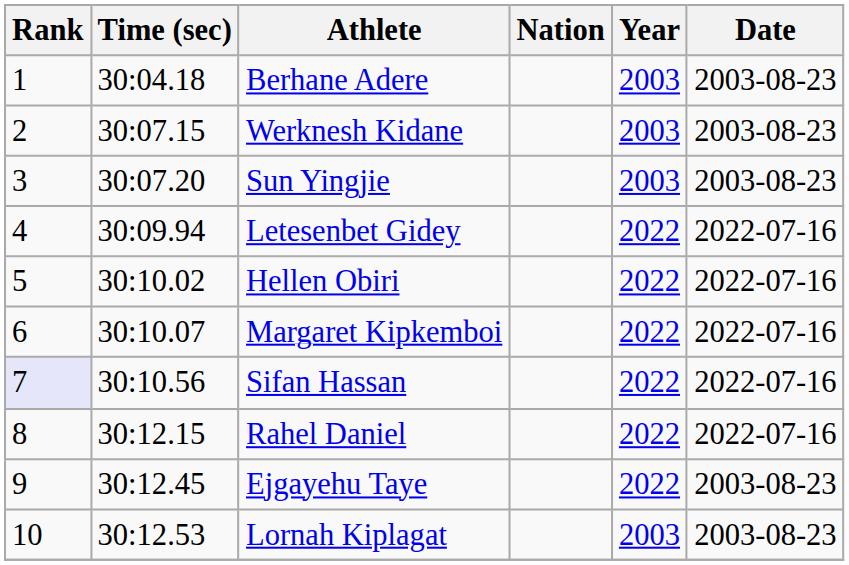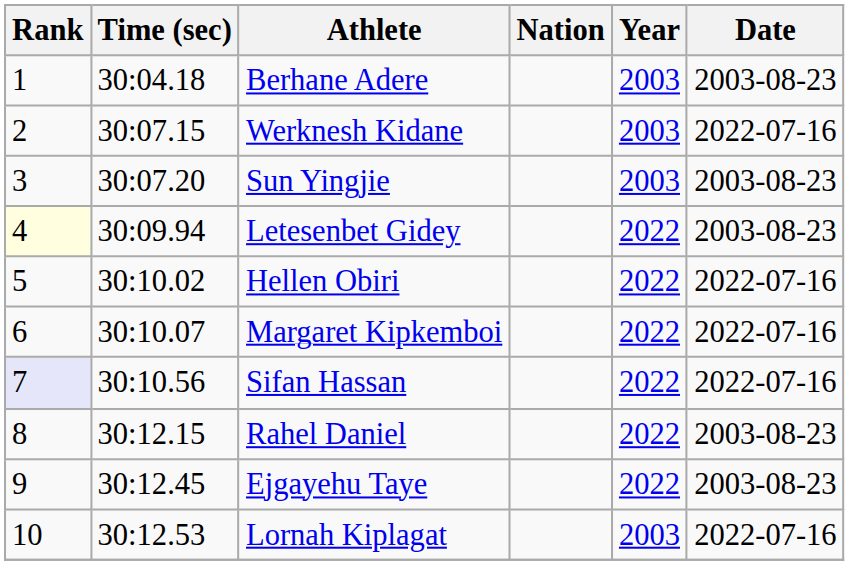(765, 130) 2003-08-23 -> (765, 130) 2022-07-16
(20, 231) no background -> (20, 231) lightyellow background
(765, 231) 2022-07-16 -> (765, 231) 2003-08-23
(765, 432) 2022-07-16 -> (765, 432) 2003-08-23
(765, 533) 2003-08-23 -> (765, 533) 2022-07-16
